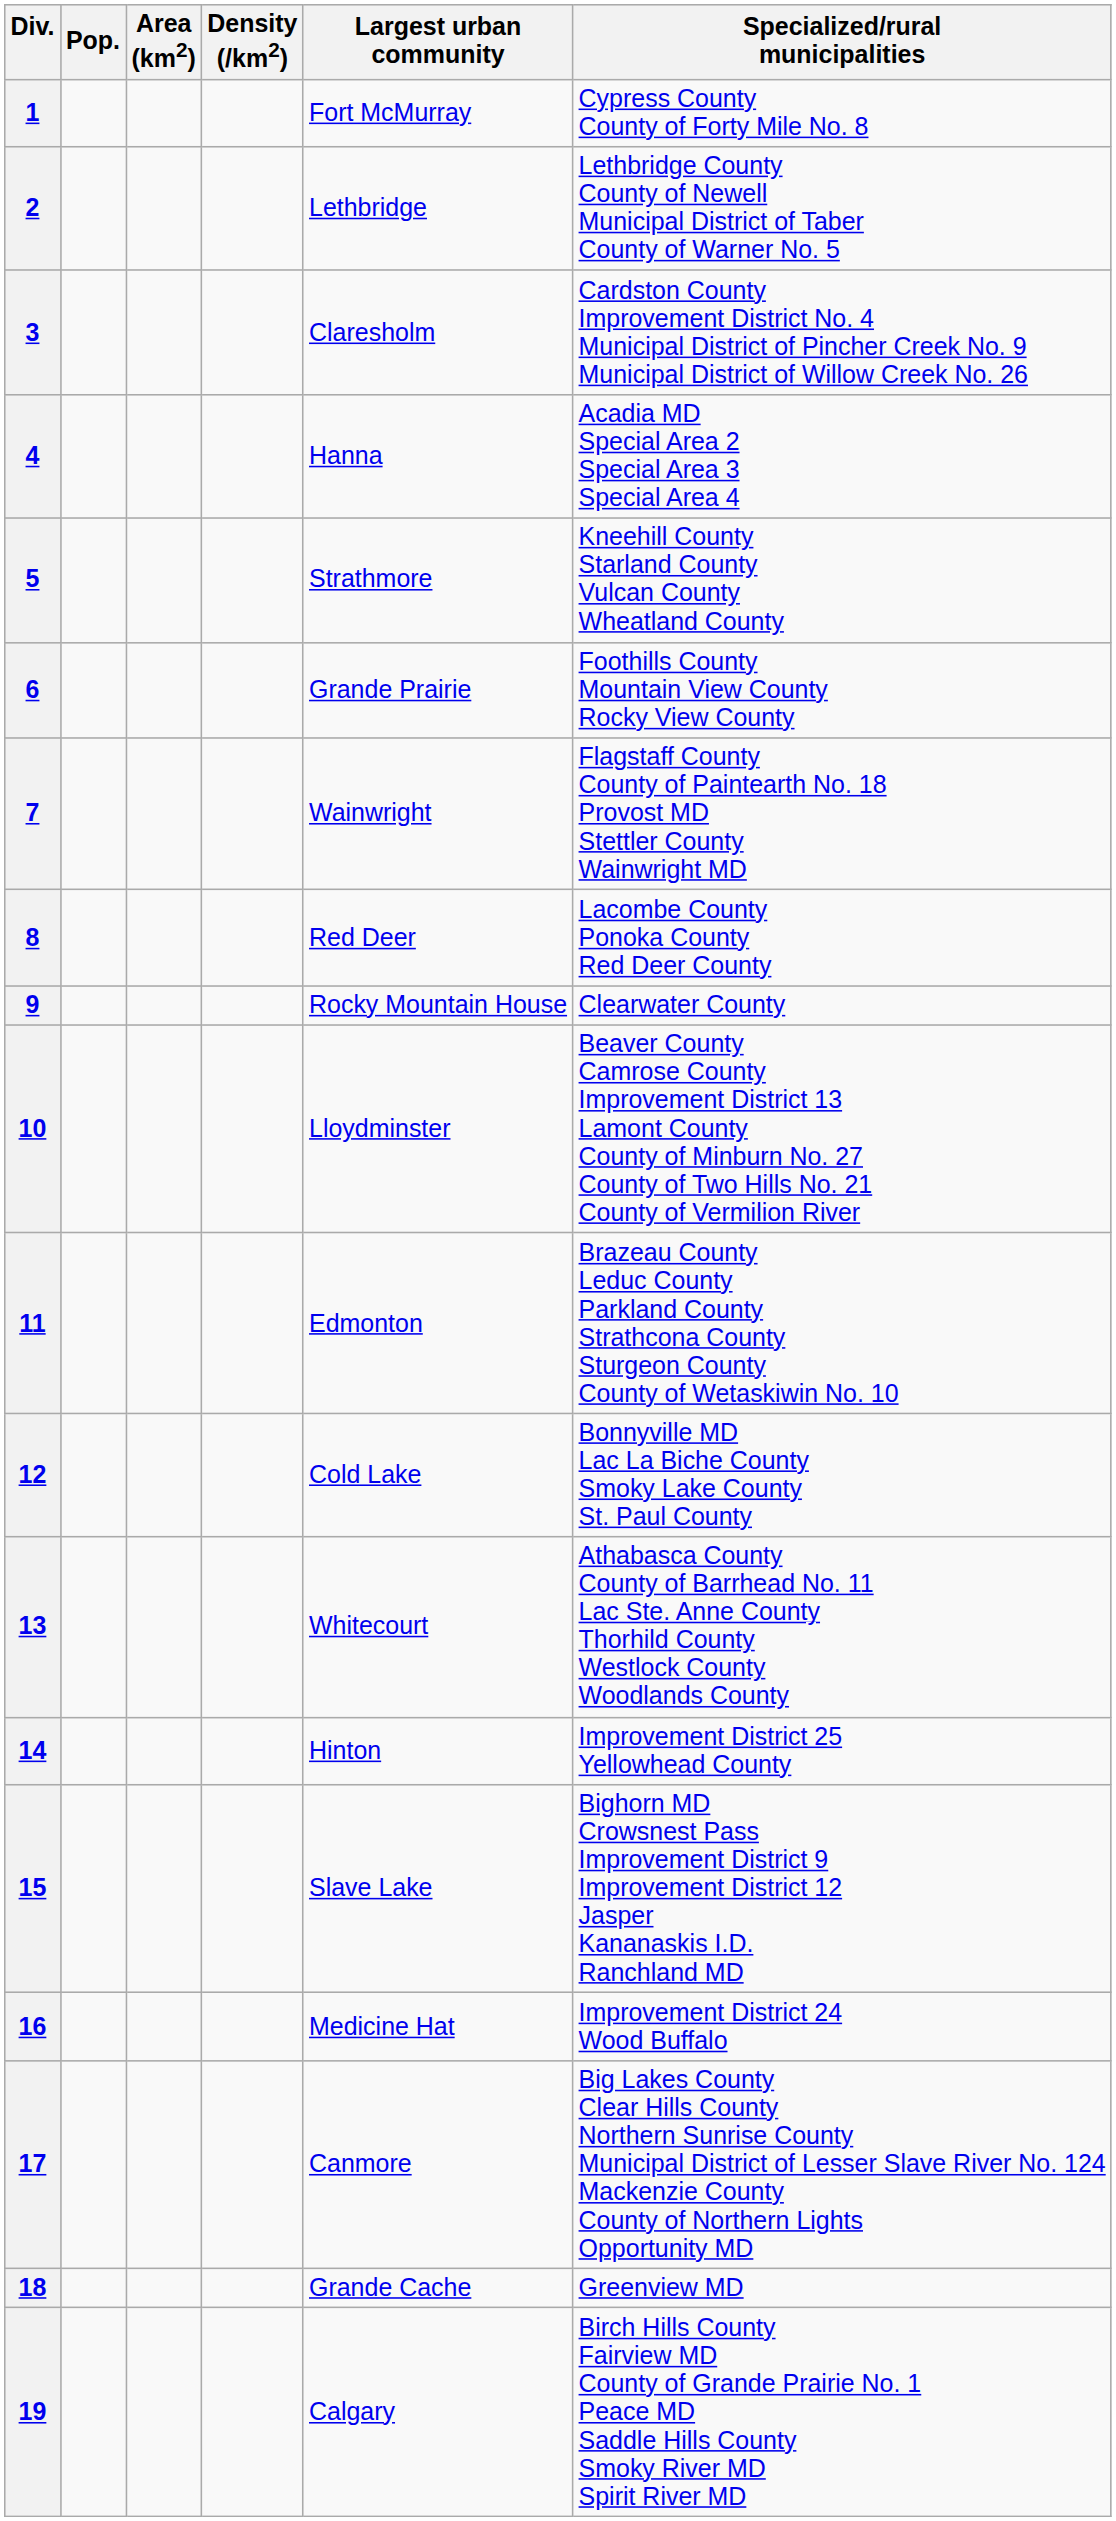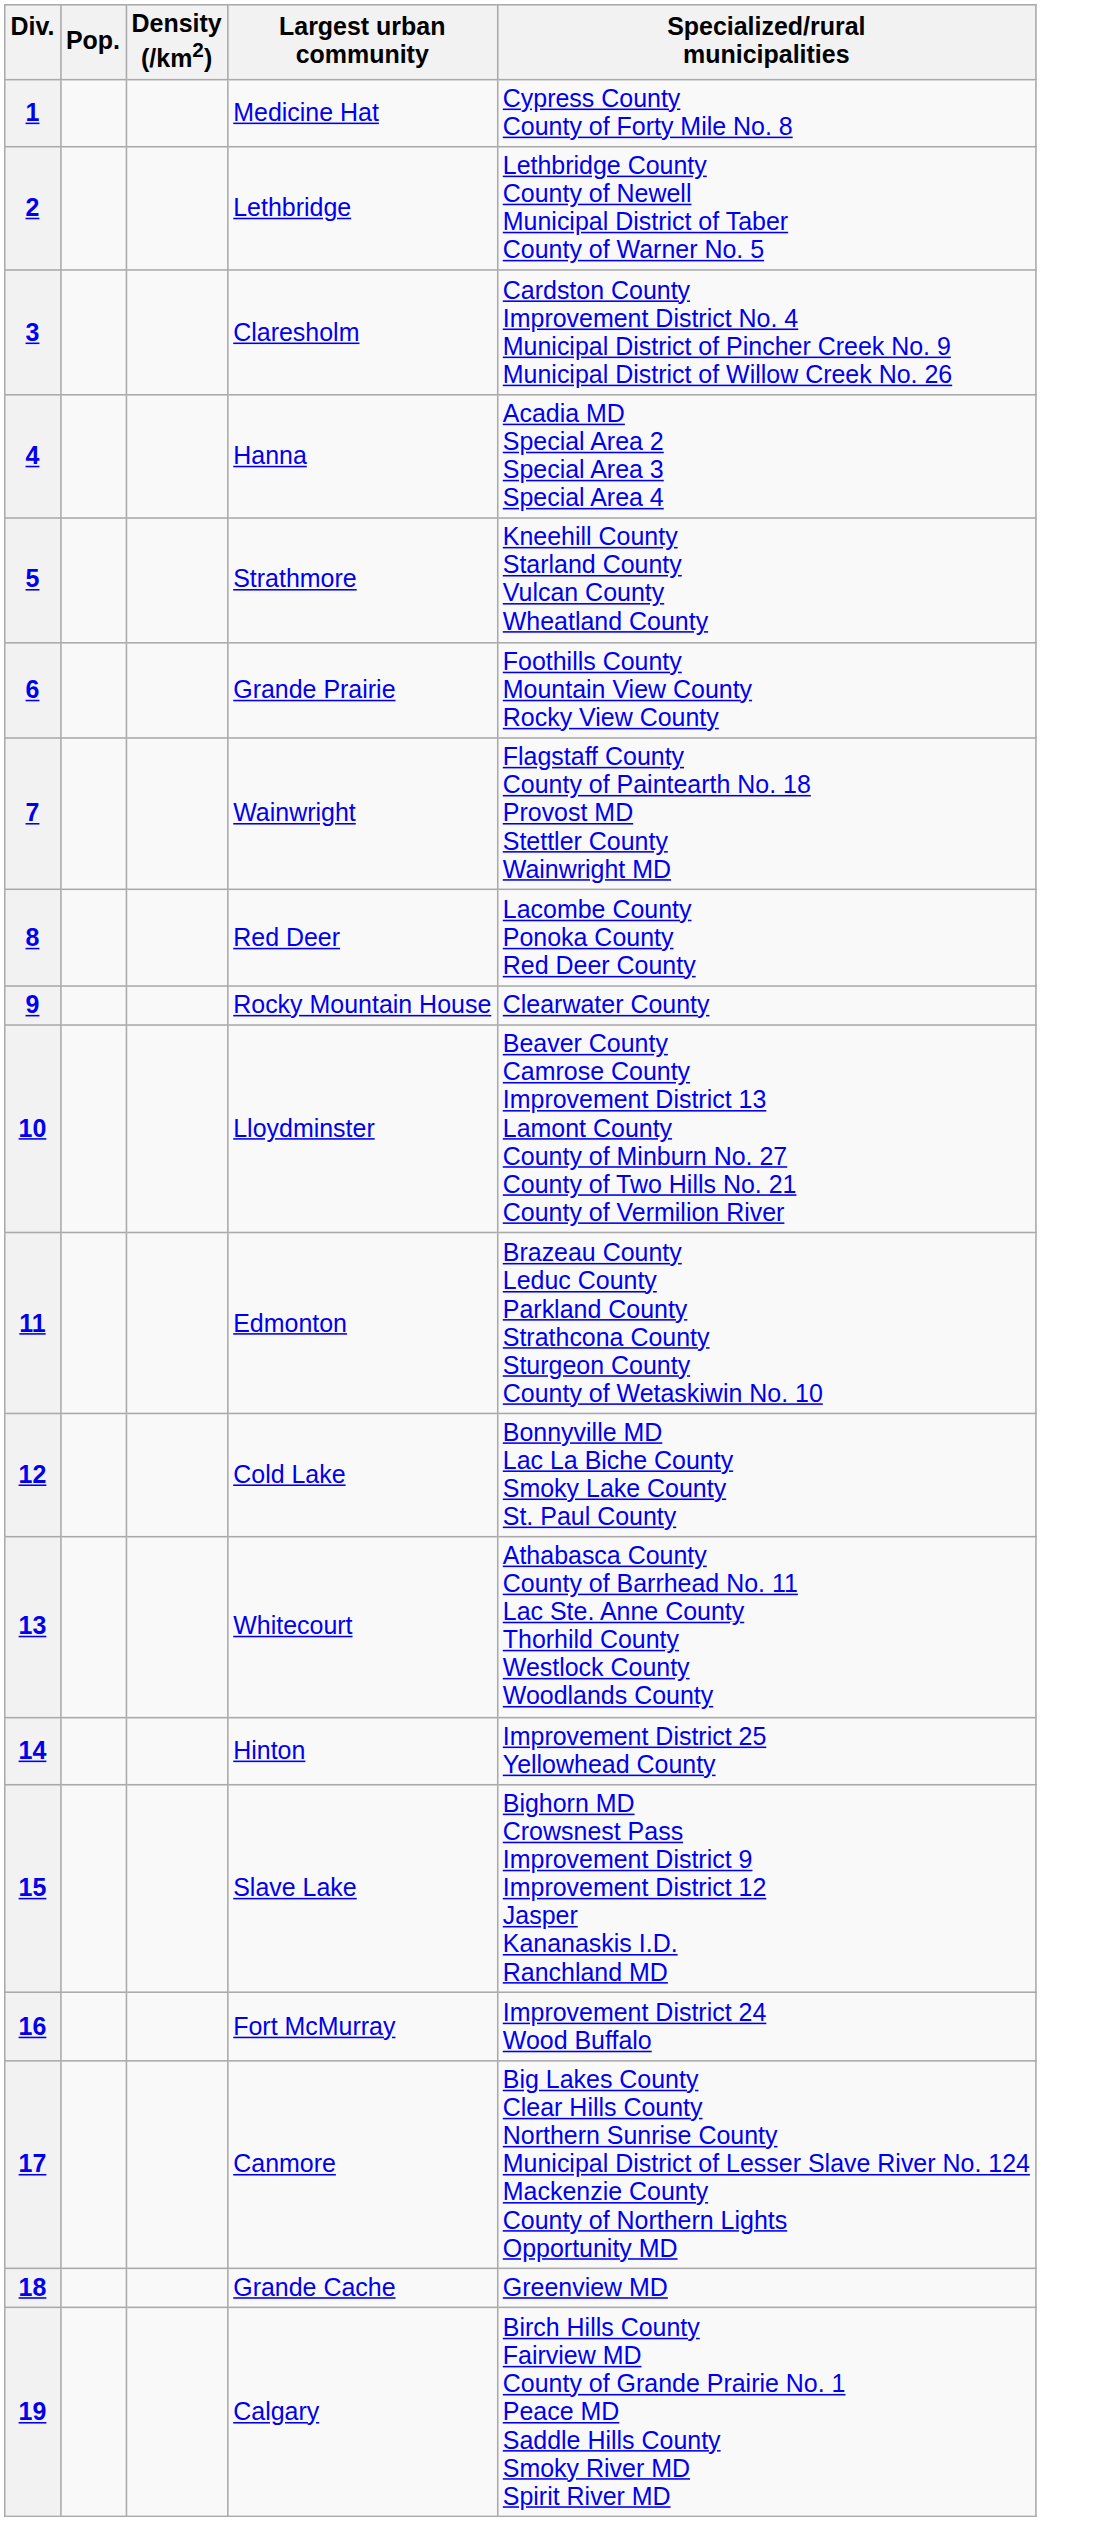- column: (164, 41)
(390, 112) Fort McMurray -> (306, 112) Medicine Hat
(382, 2026) Medicine Hat -> (314, 2026) Fort McMurray
